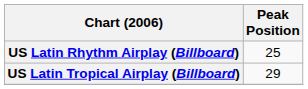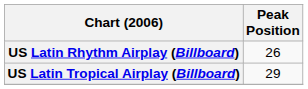(273, 52) 25 -> (273, 52) 26
